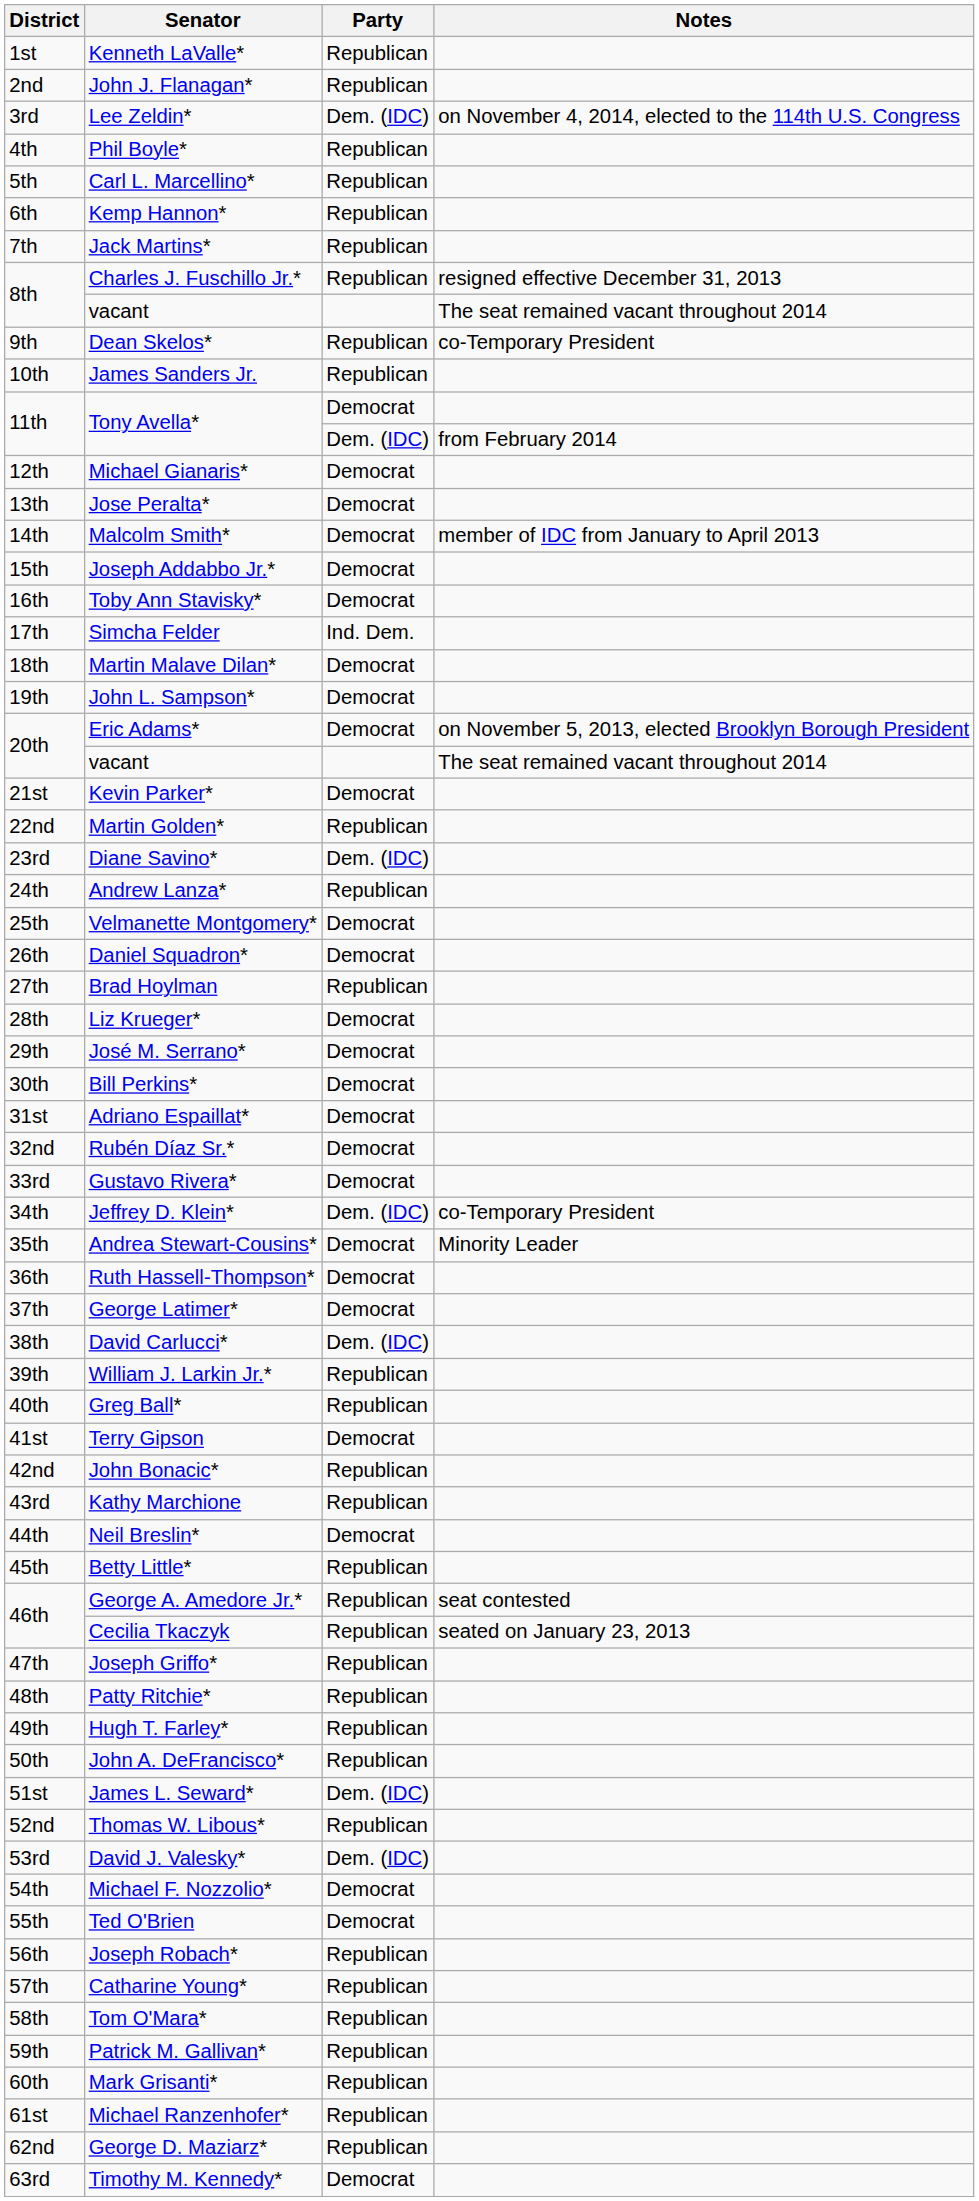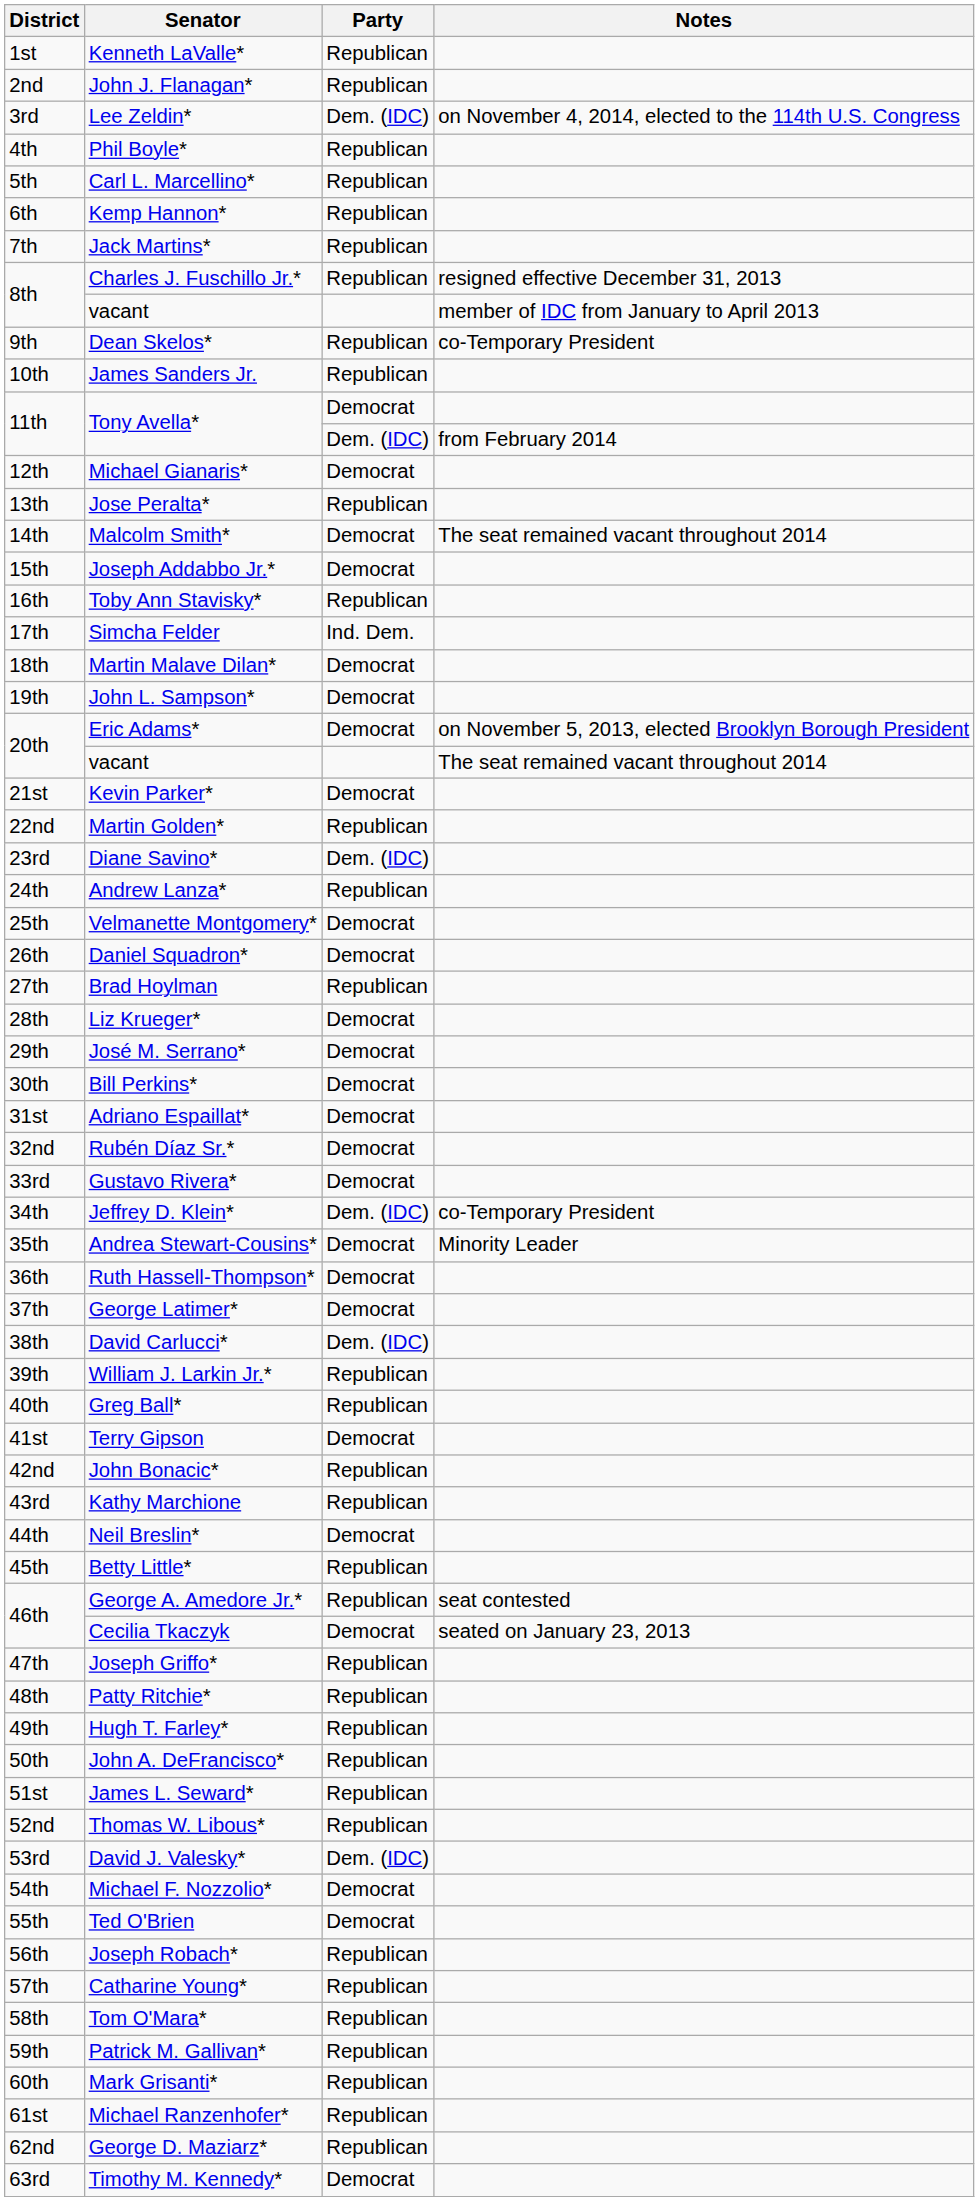(633, 310) The seat remained vacant throughout 2014 -> (629, 310) member of IDC from January to April 2013
(370, 504) Democrat -> (377, 504) Republican
(629, 536) member of IDC from January to April 2013 -> (633, 536) The seat remained vacant throughout 2014
(370, 600) Democrat -> (377, 600) Republican
(377, 1631) Republican -> (370, 1631) Democrat
(378, 1793) Dem. (IDC) -> (377, 1793) Republican
